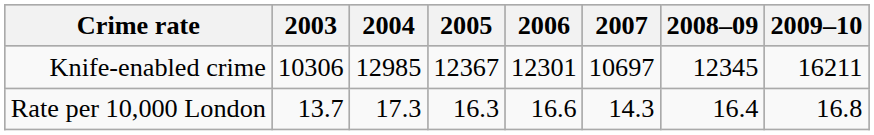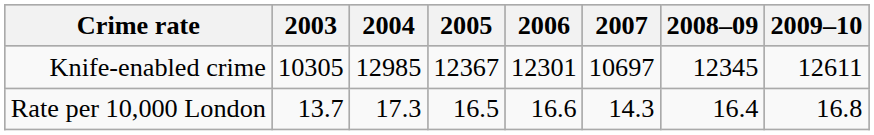(311, 66) 10306 -> (311, 66) 10305
(830, 66) 16211 -> (830, 66) 12611
(476, 108) 16.3 -> (476, 108) 16.5
